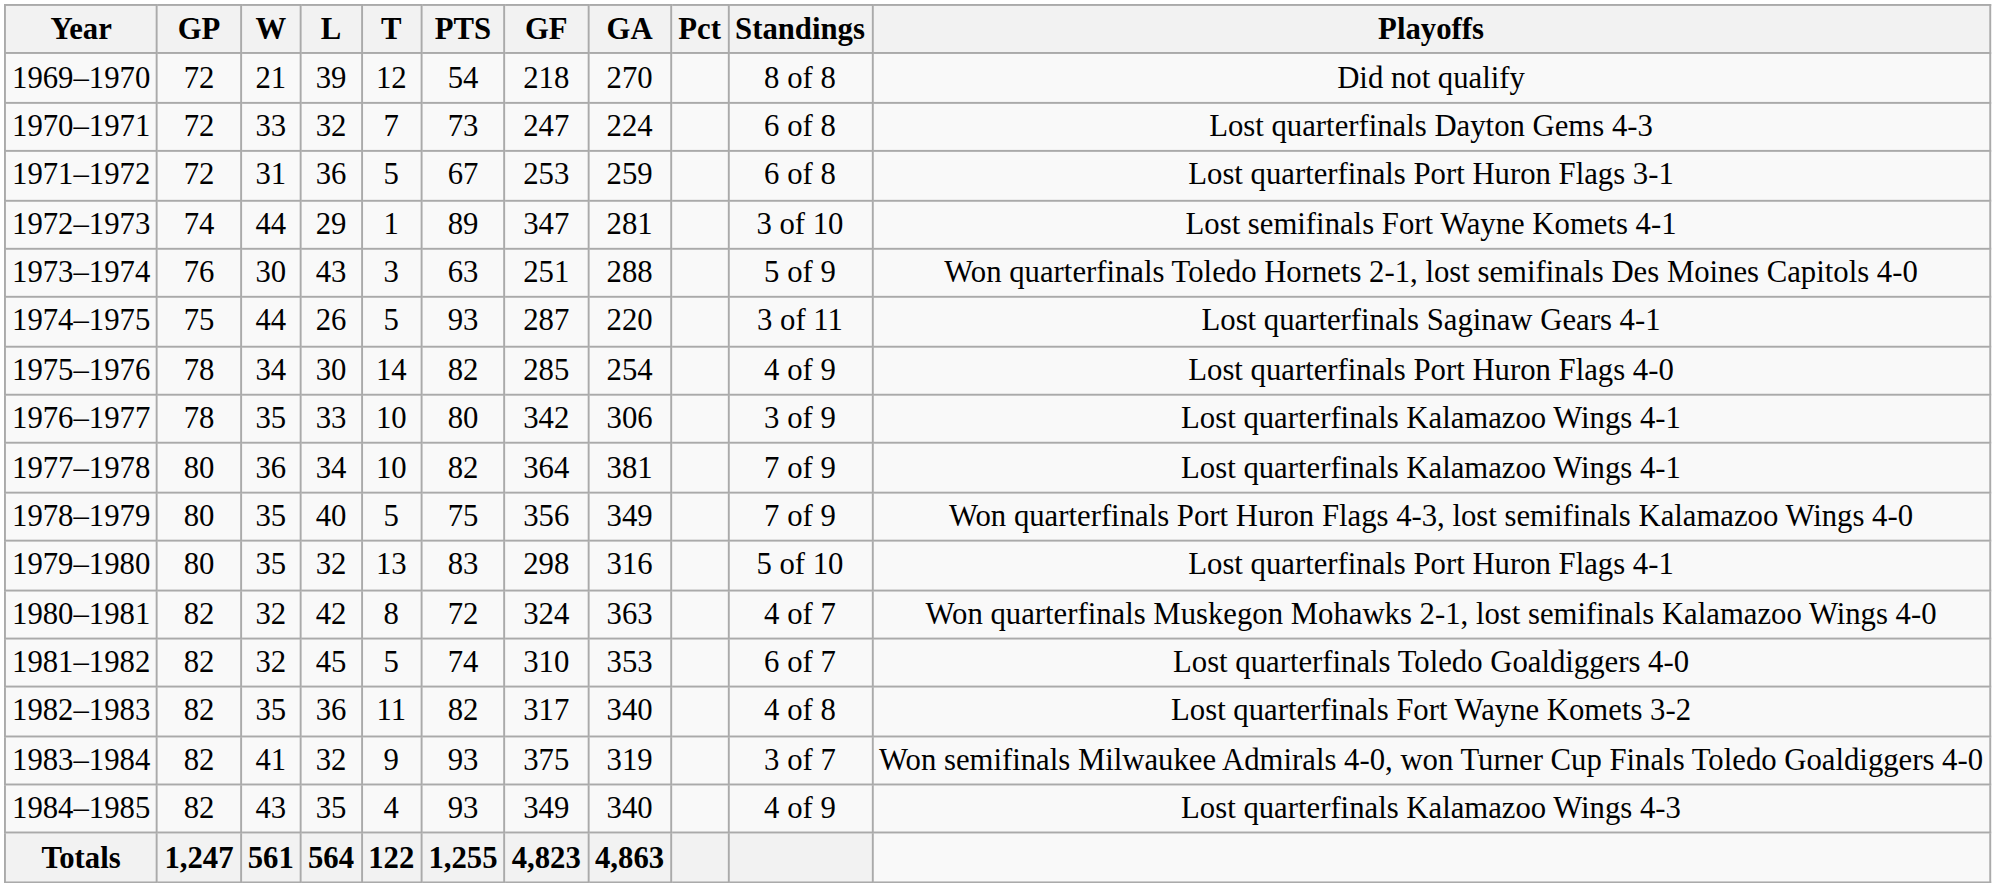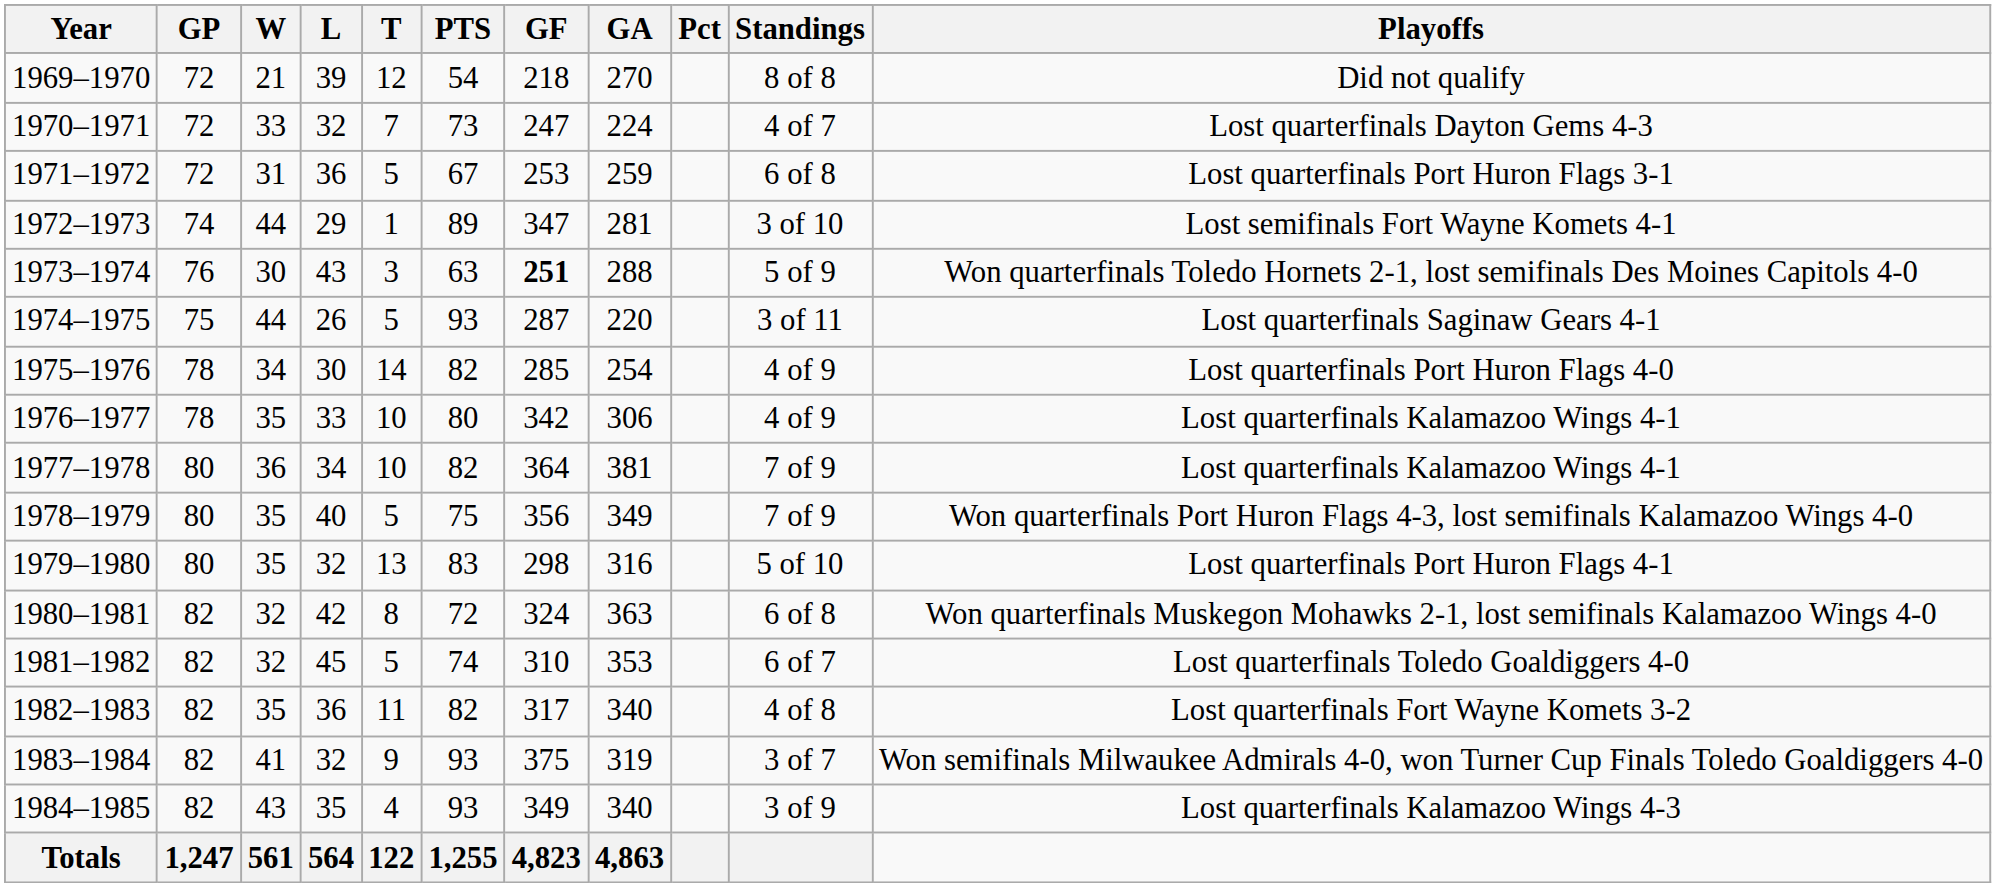(800, 126) 6 of 8 -> (800, 126) 4 of 7
(546, 272) normal -> (546, 272) bold
(800, 418) 3 of 9 -> (800, 418) 4 of 9
(800, 613) 4 of 7 -> (800, 613) 6 of 8
(800, 808) 4 of 9 -> (800, 808) 3 of 9
